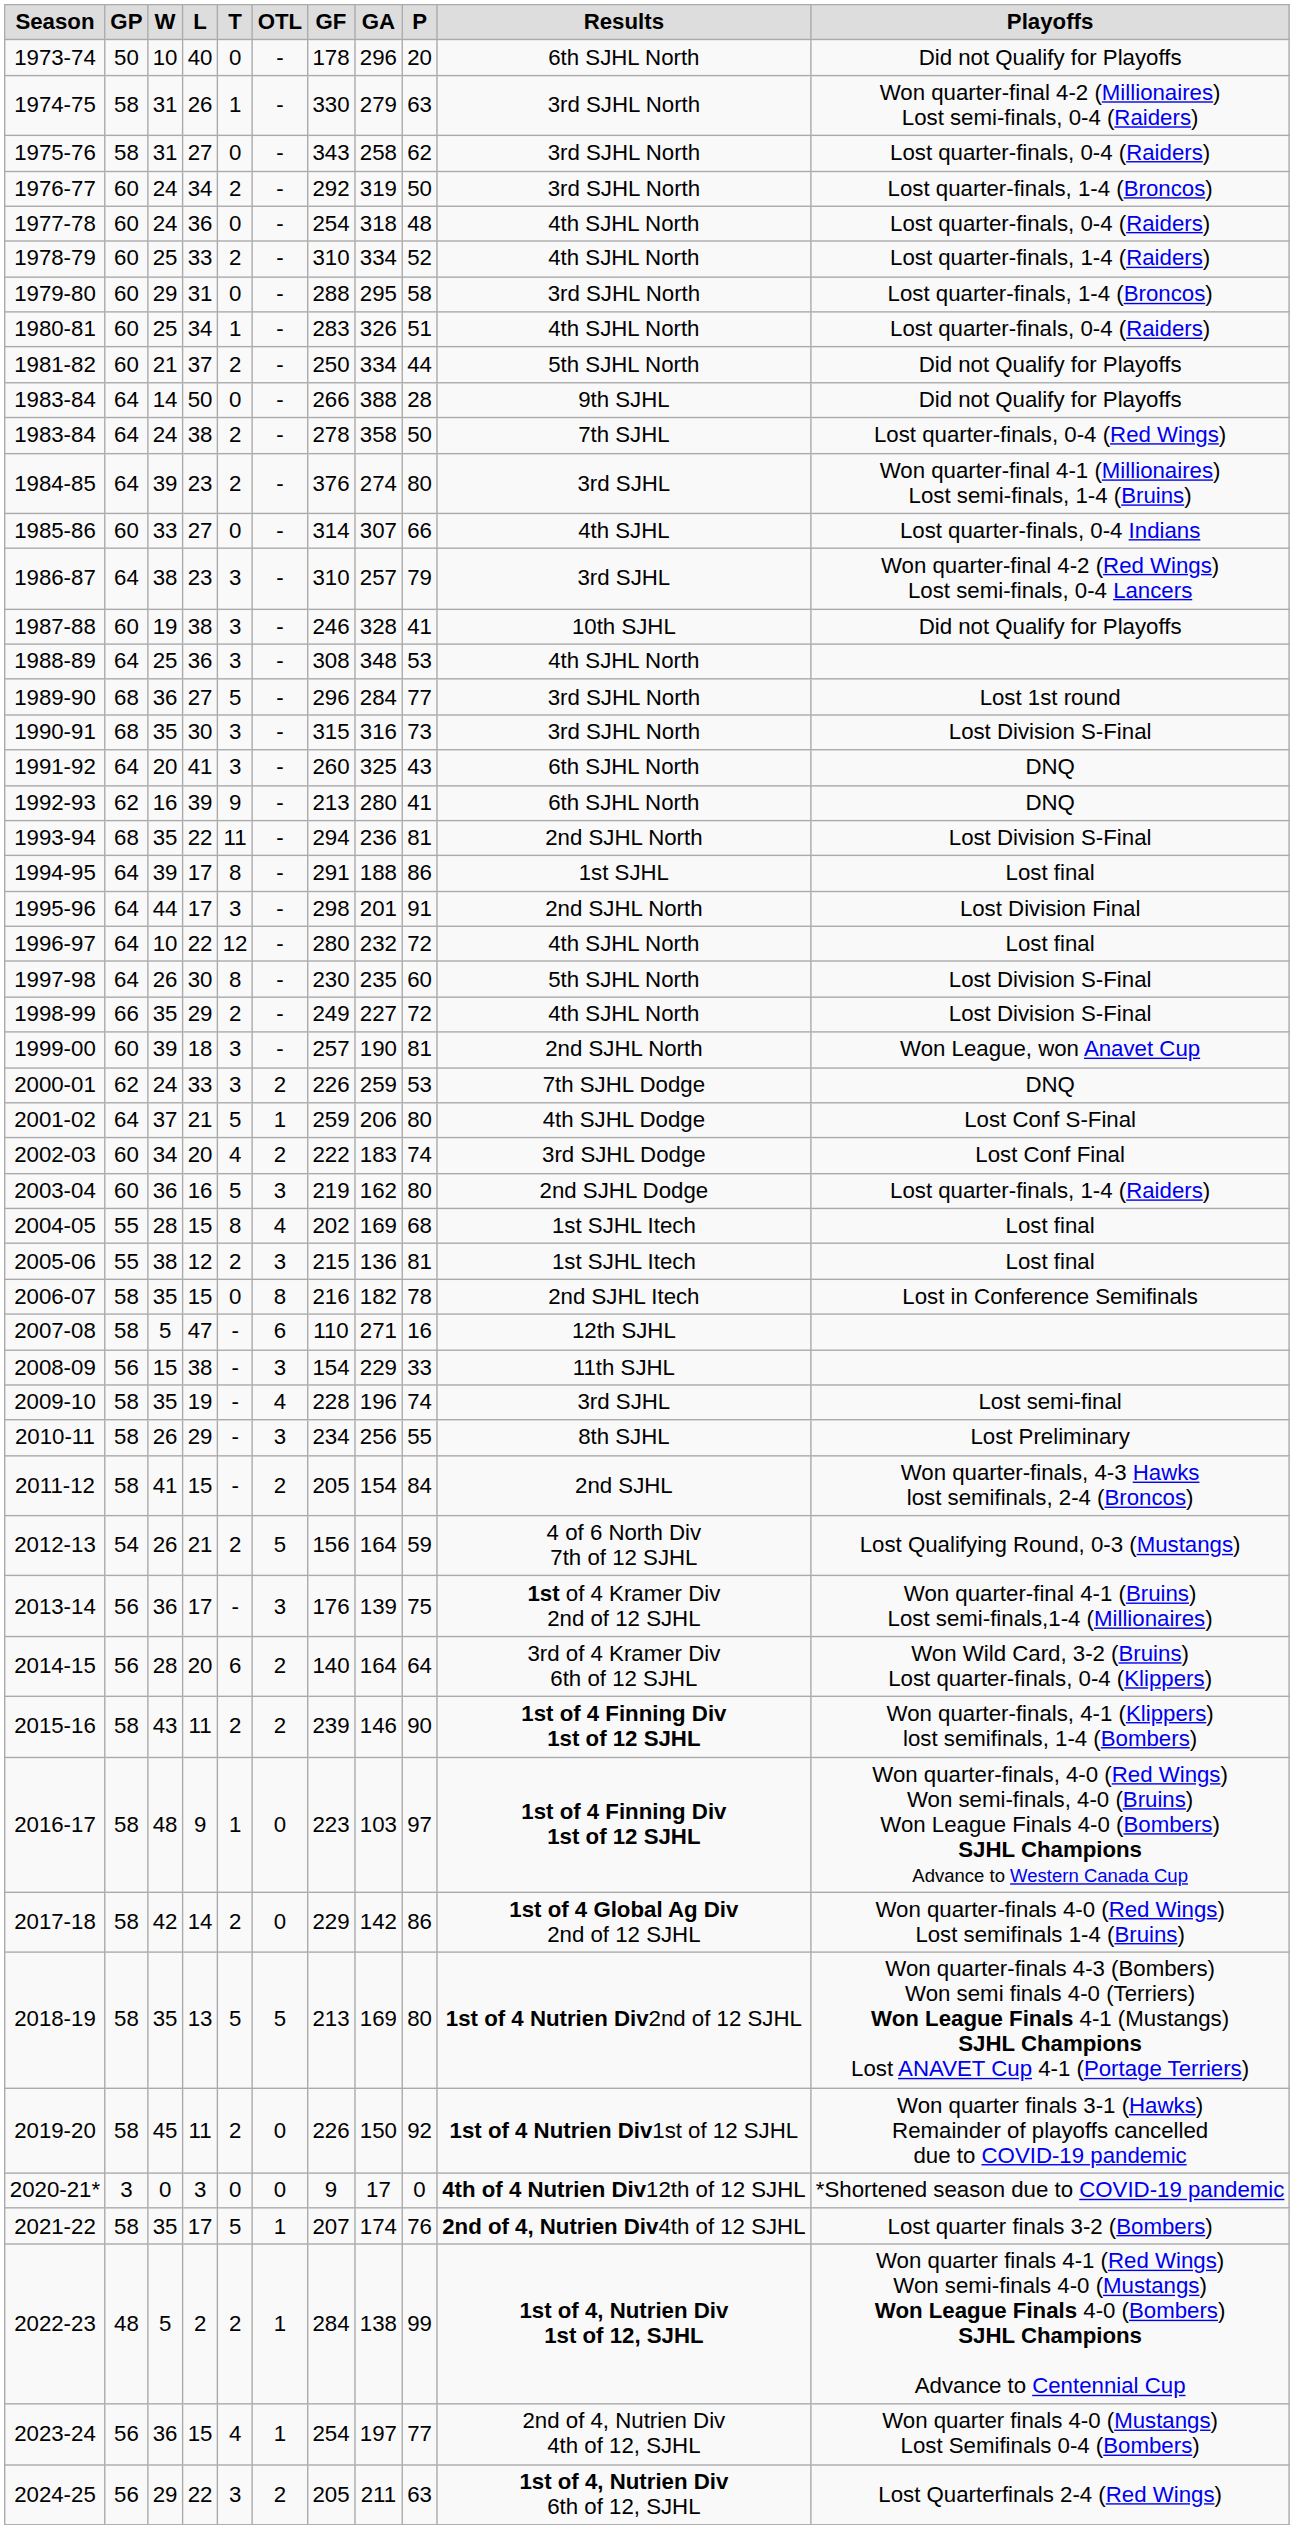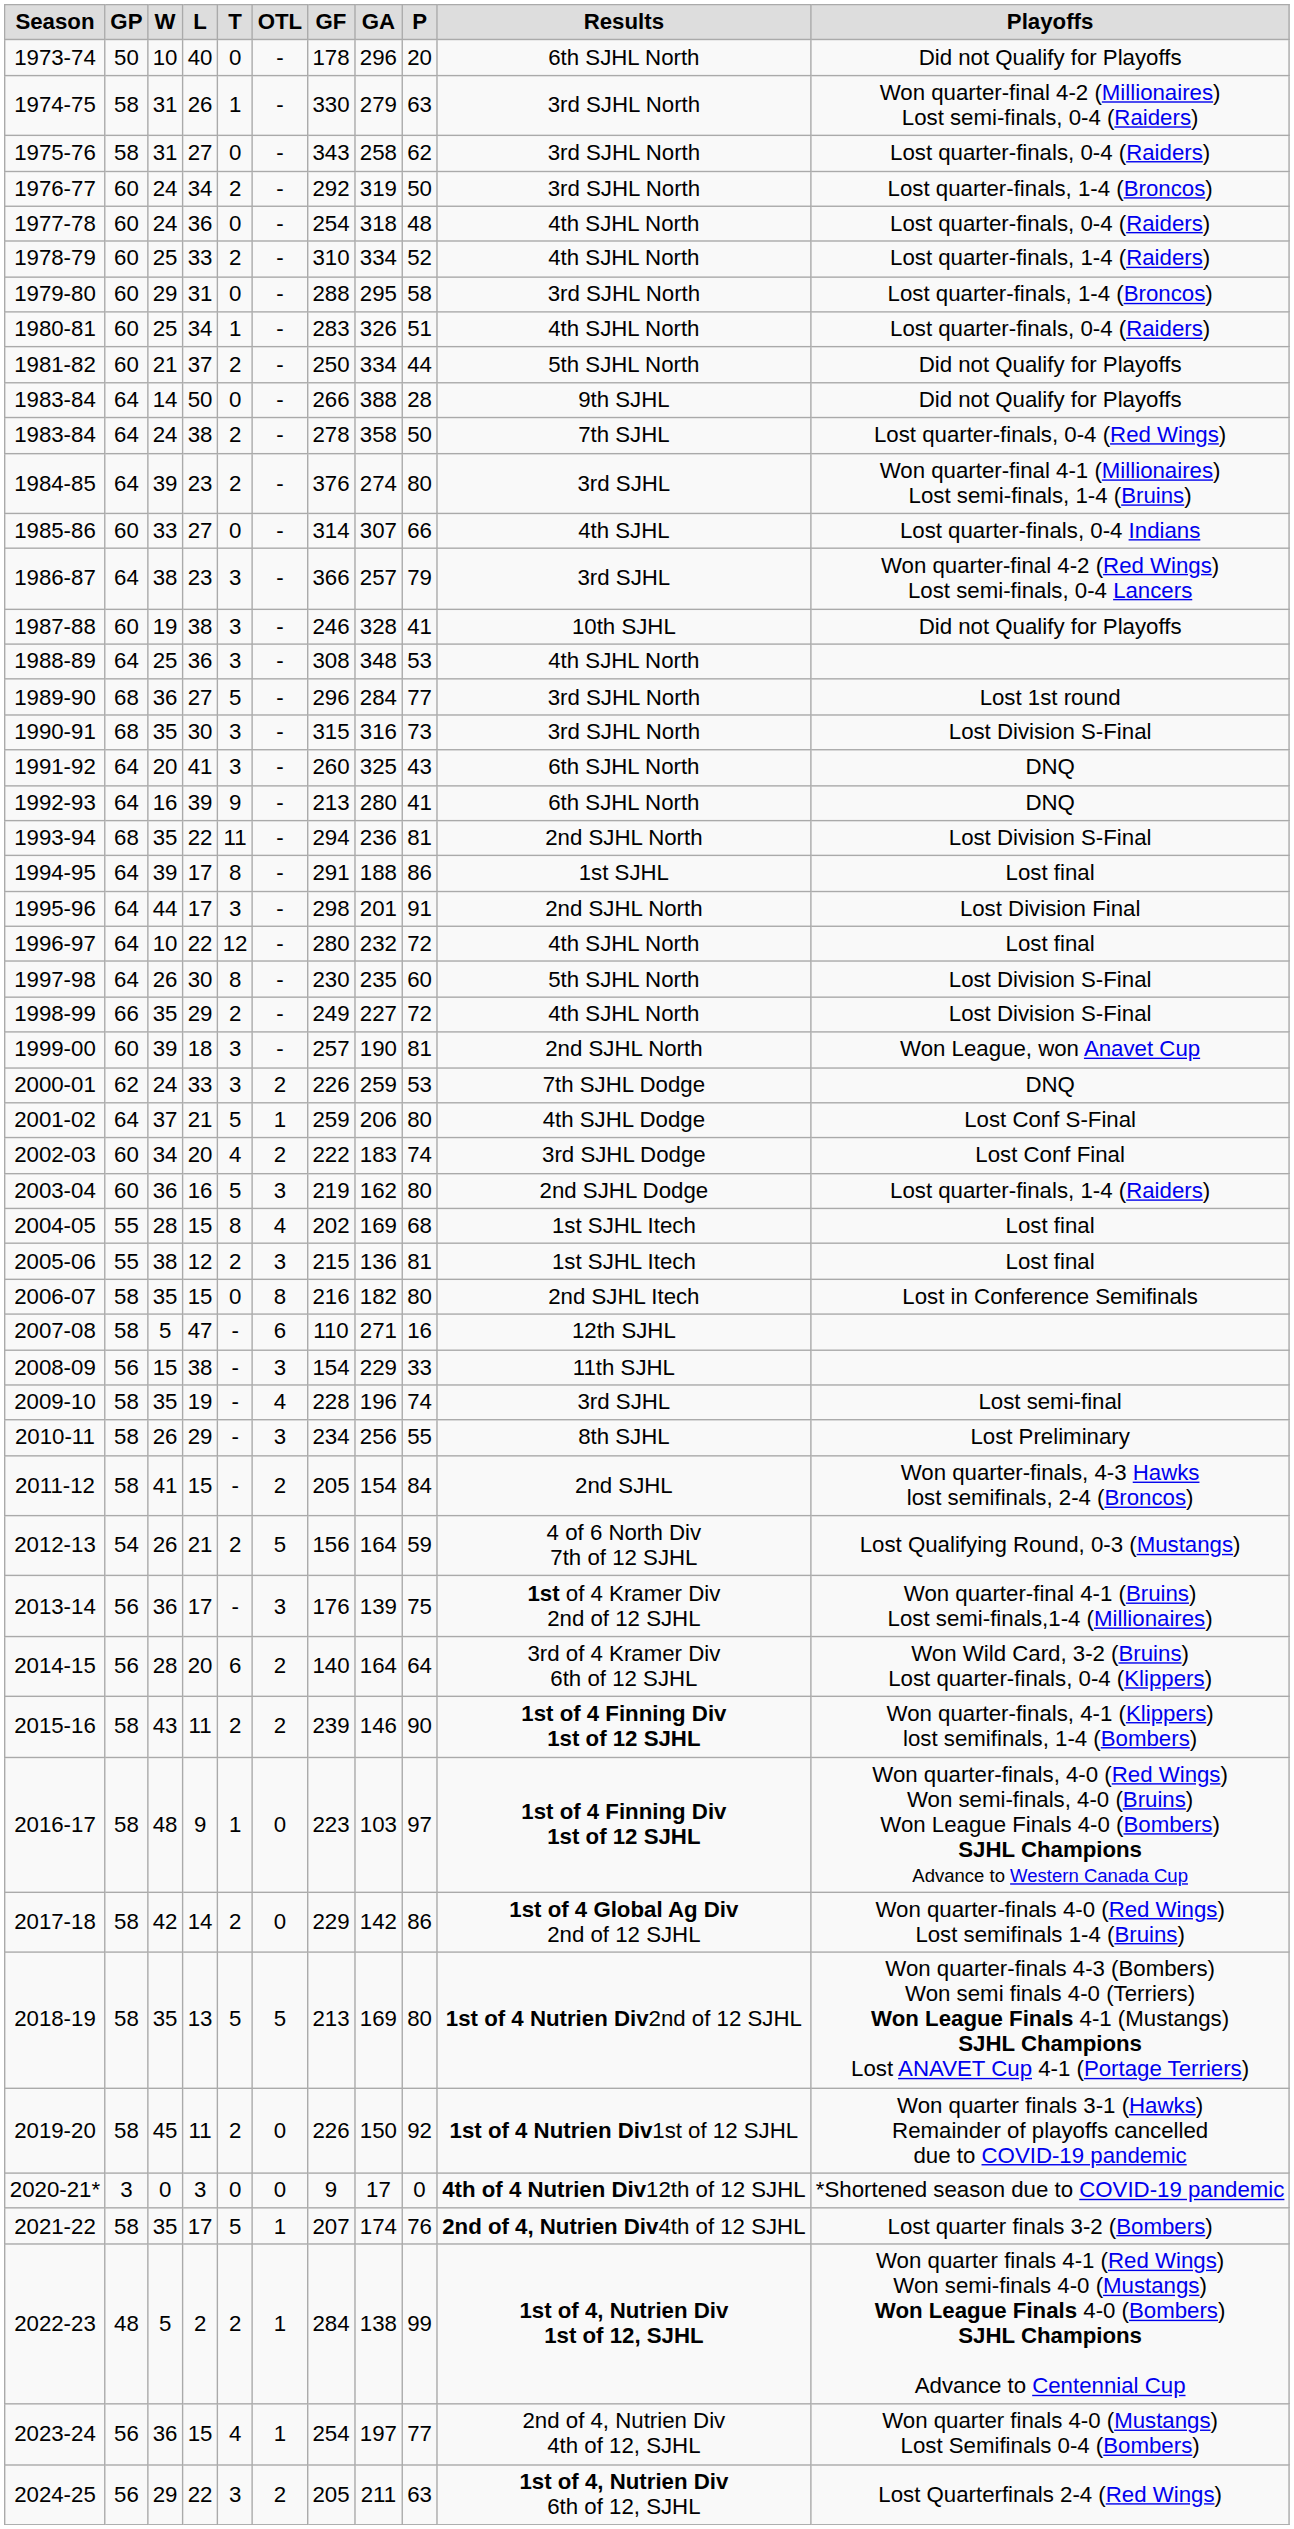(331, 578) 310 -> (331, 578) 366
(126, 802) 62 -> (126, 802) 64
(420, 1296) 78 -> (420, 1296) 80
